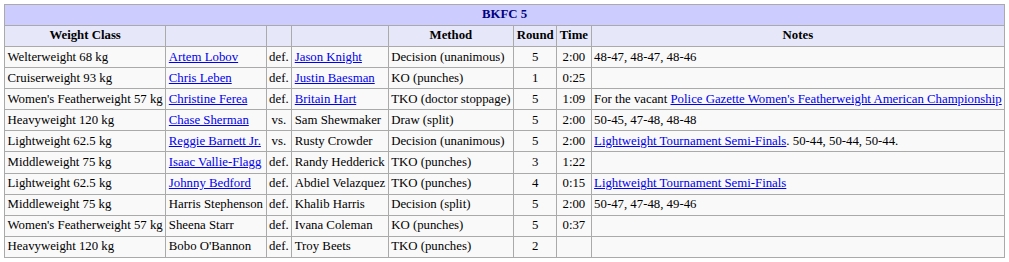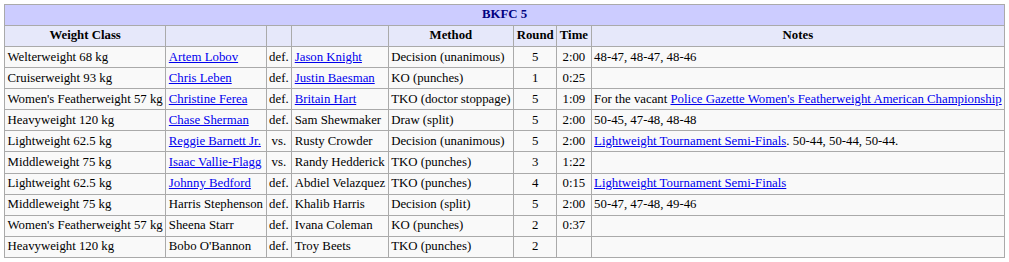(279, 120) vs. -> (279, 120) def.
(279, 162) def. -> (279, 162) vs.
(535, 225) 5 -> (535, 225) 2
